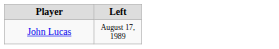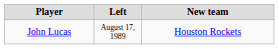+ column: (208, 12)
